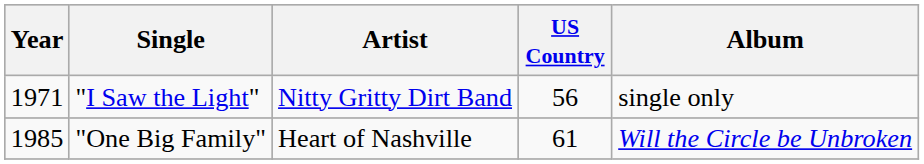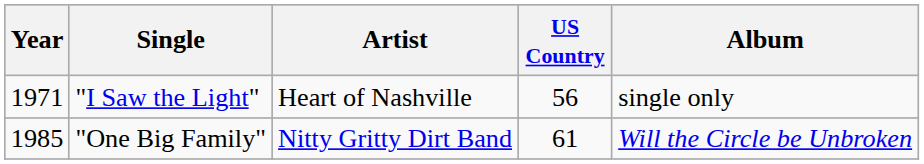(395, 96) Nitty Gritty Dirt Band -> (375, 96) Heart of Nashville
(375, 138) Heart of Nashville -> (395, 138) Nitty Gritty Dirt Band
